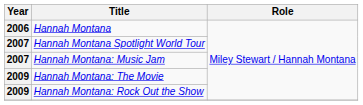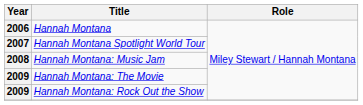(18, 60) 2007 -> (18, 60) 2008
